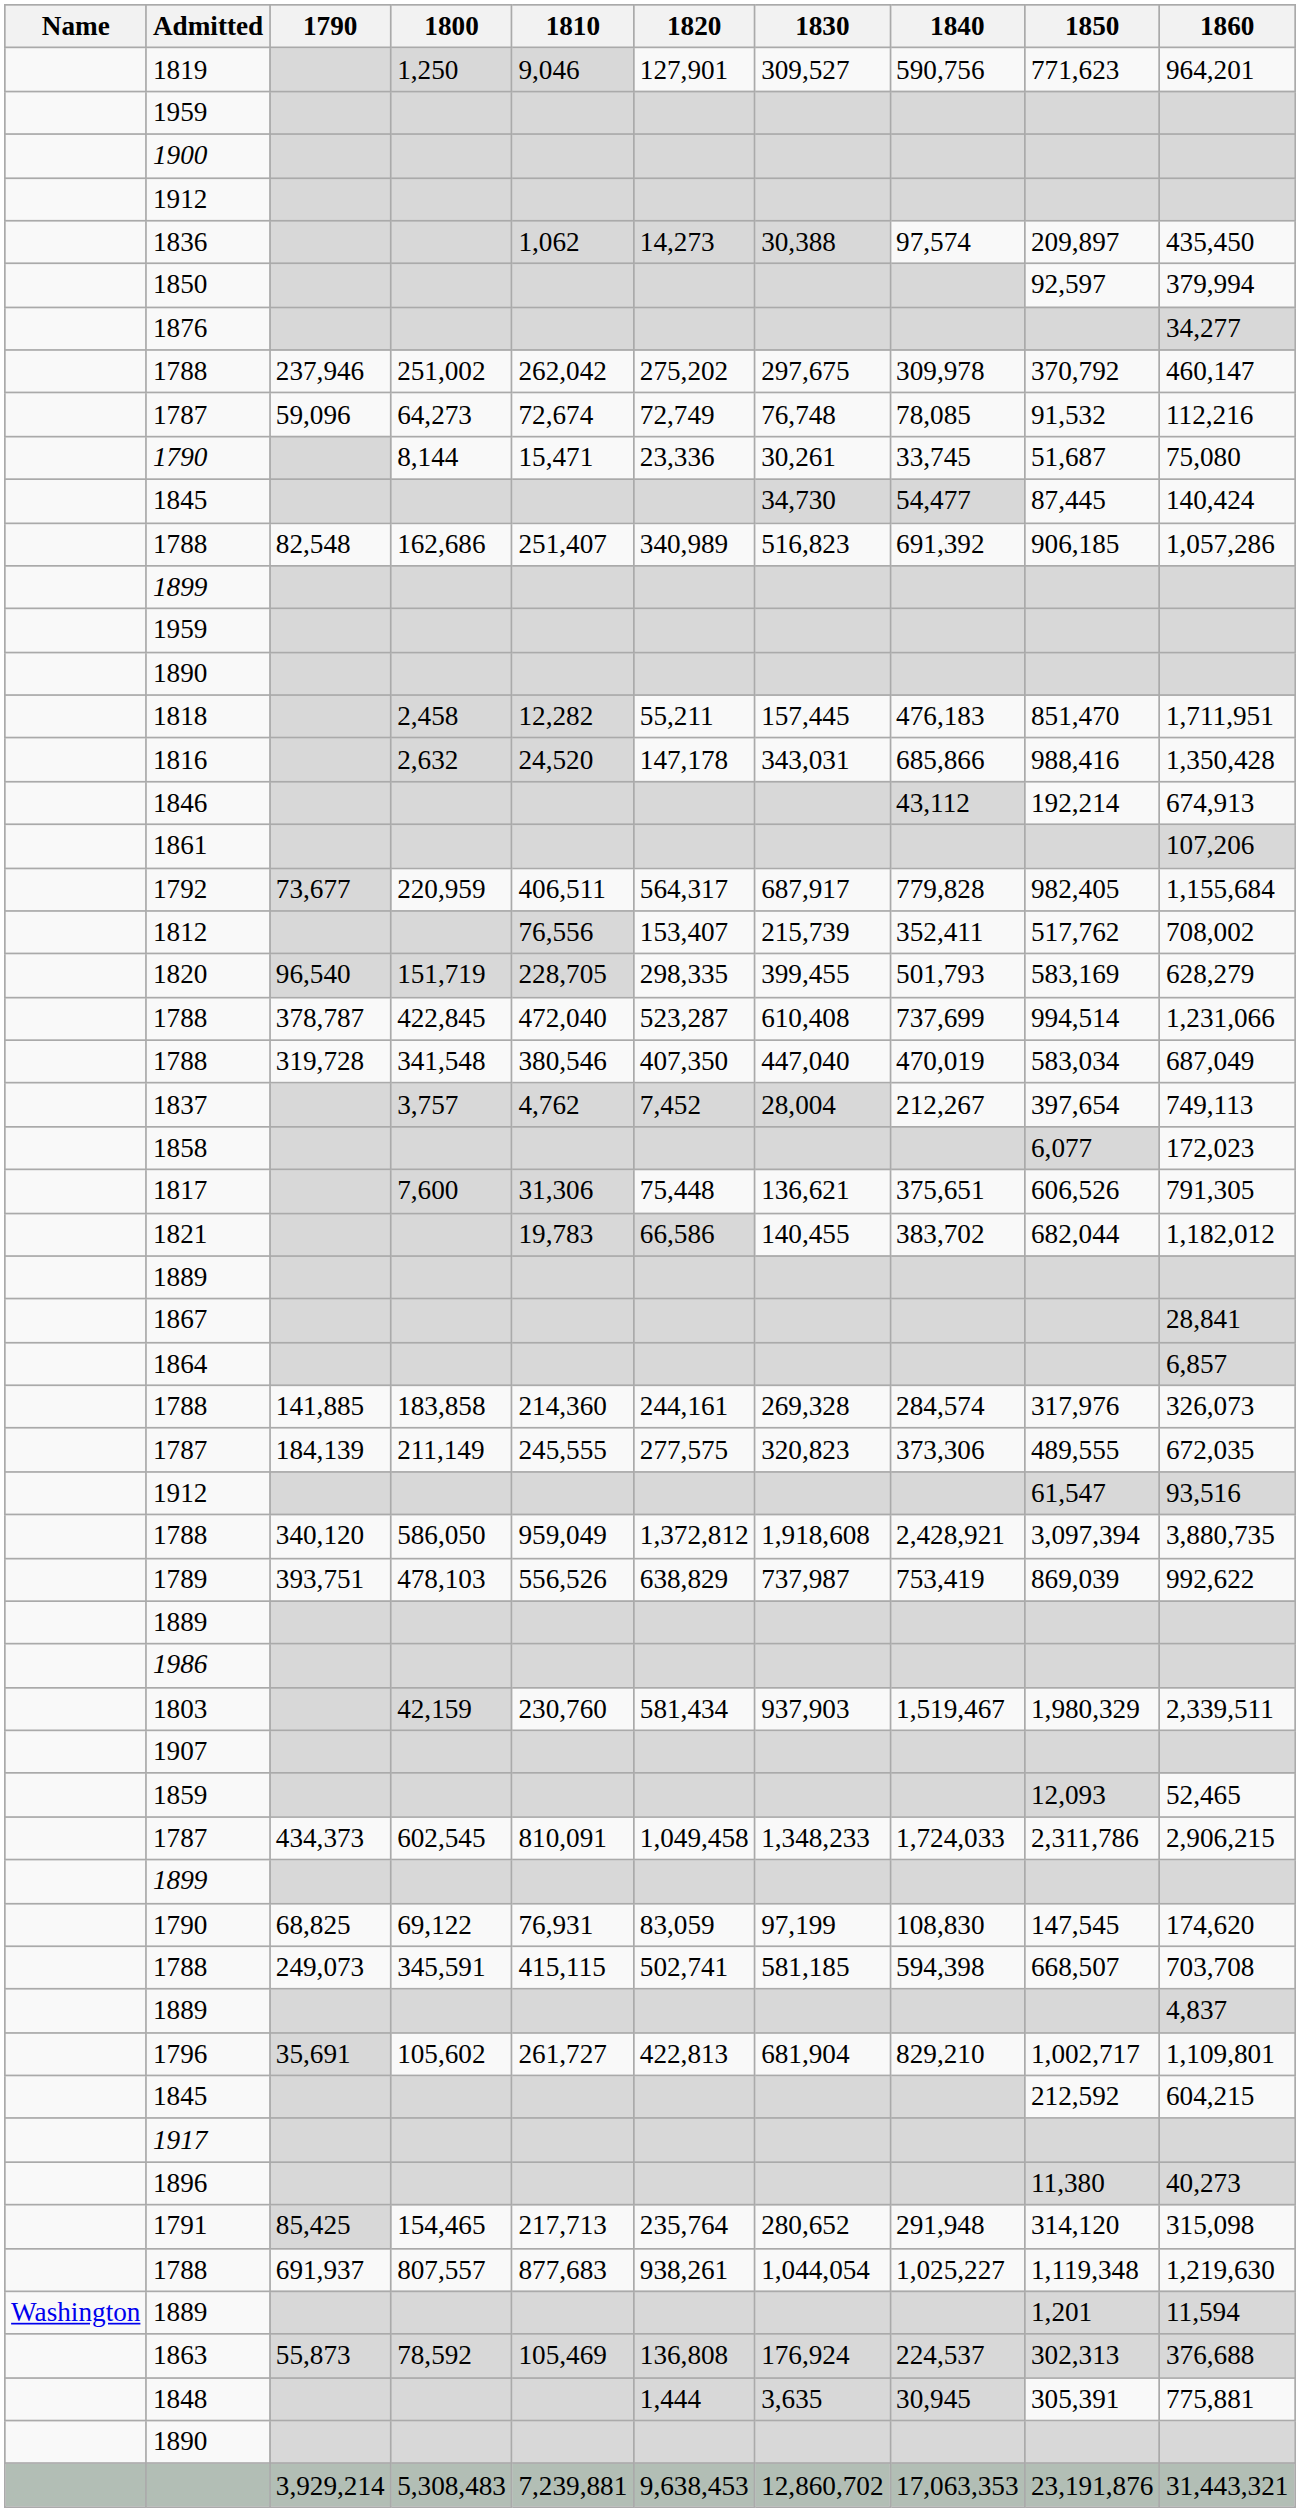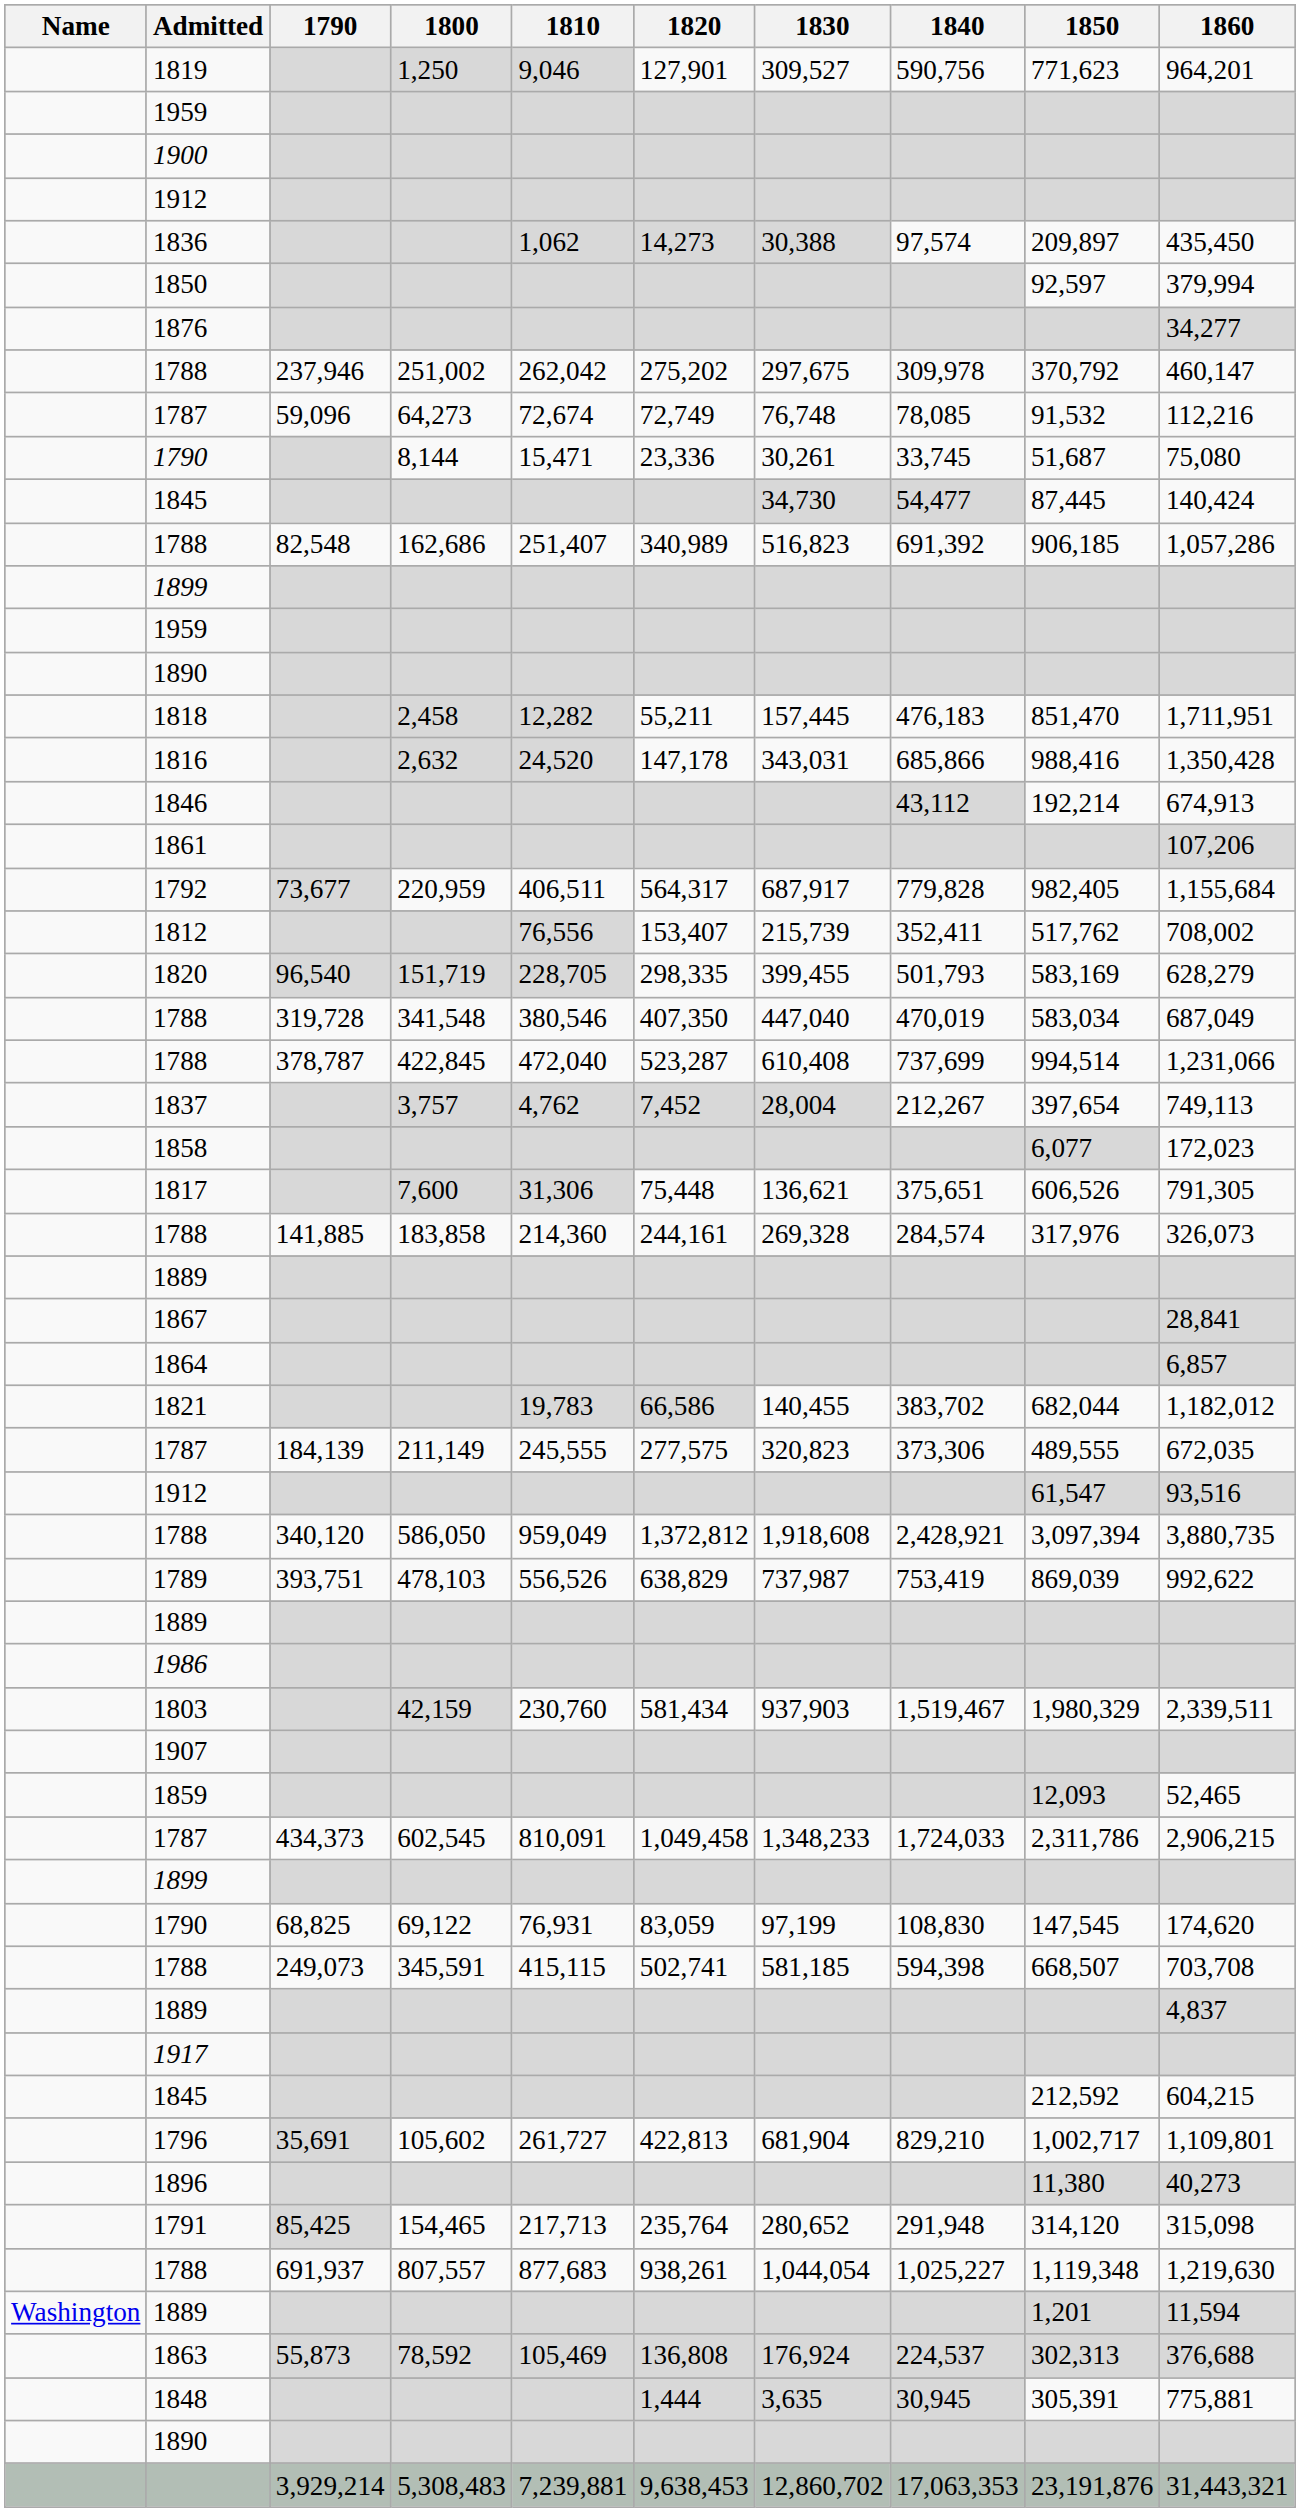rows swapped: (180, 1061) <-> (180, 1018)
rows swapped: (180, 1233) <-> (180, 1406)
rows swapped: (180, 2053) <-> (180, 2139)
